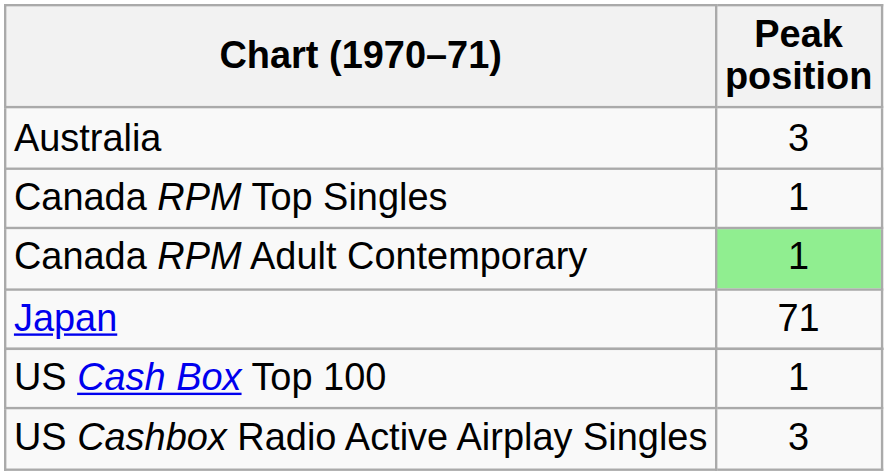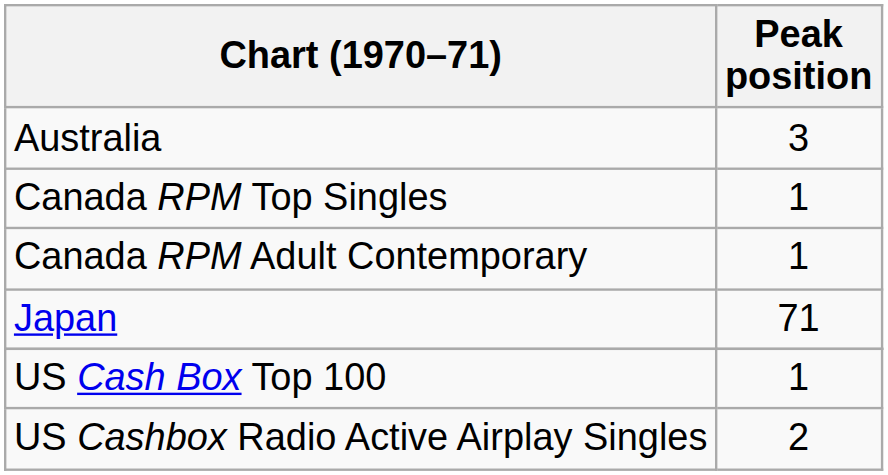(799, 257) lightgreen background -> (799, 257) no background
(799, 438) 3 -> (799, 438) 2
